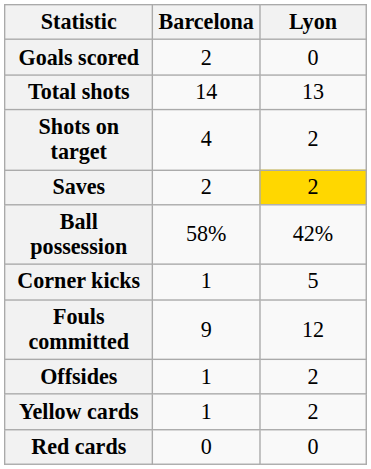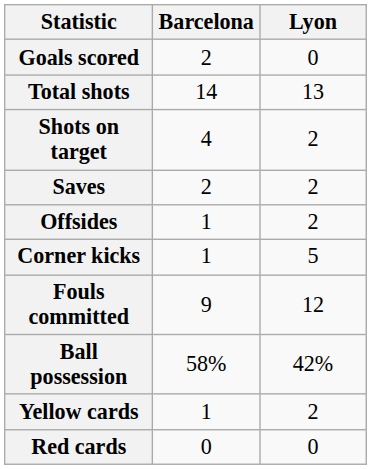(313, 186) gold background -> (313, 186) no background
rows swapped: (79, 234) <-> (79, 376)
